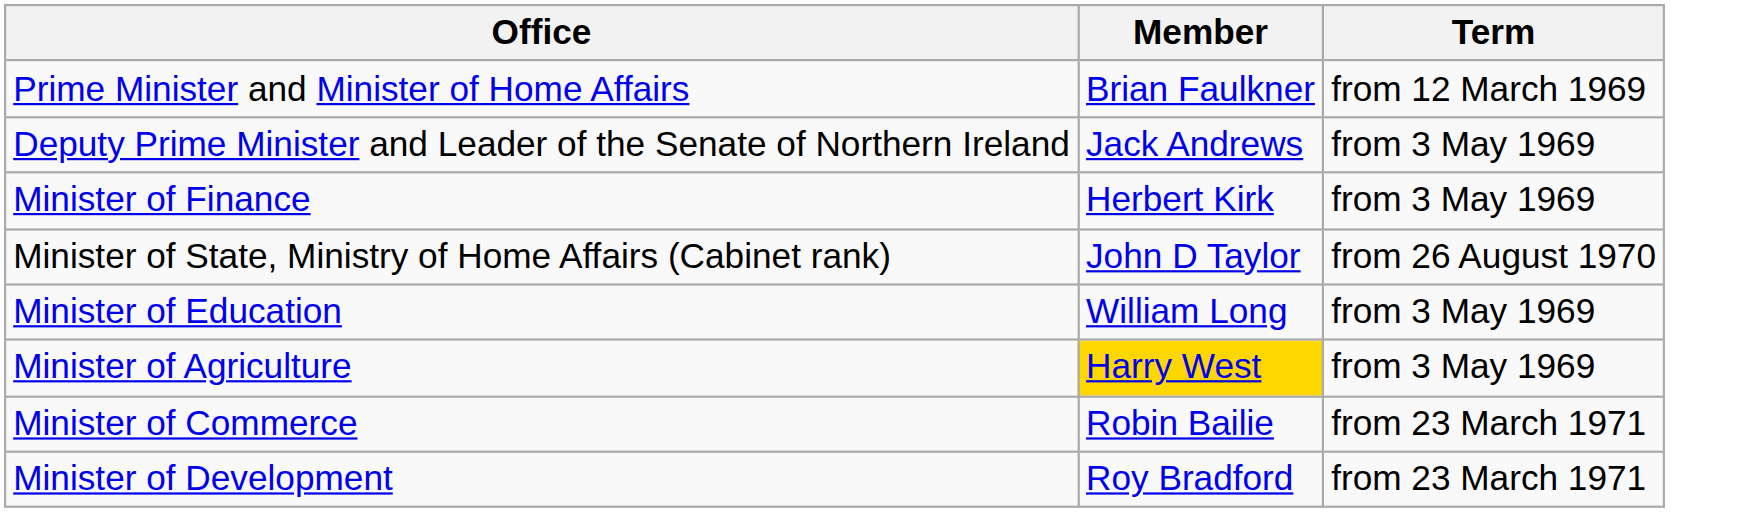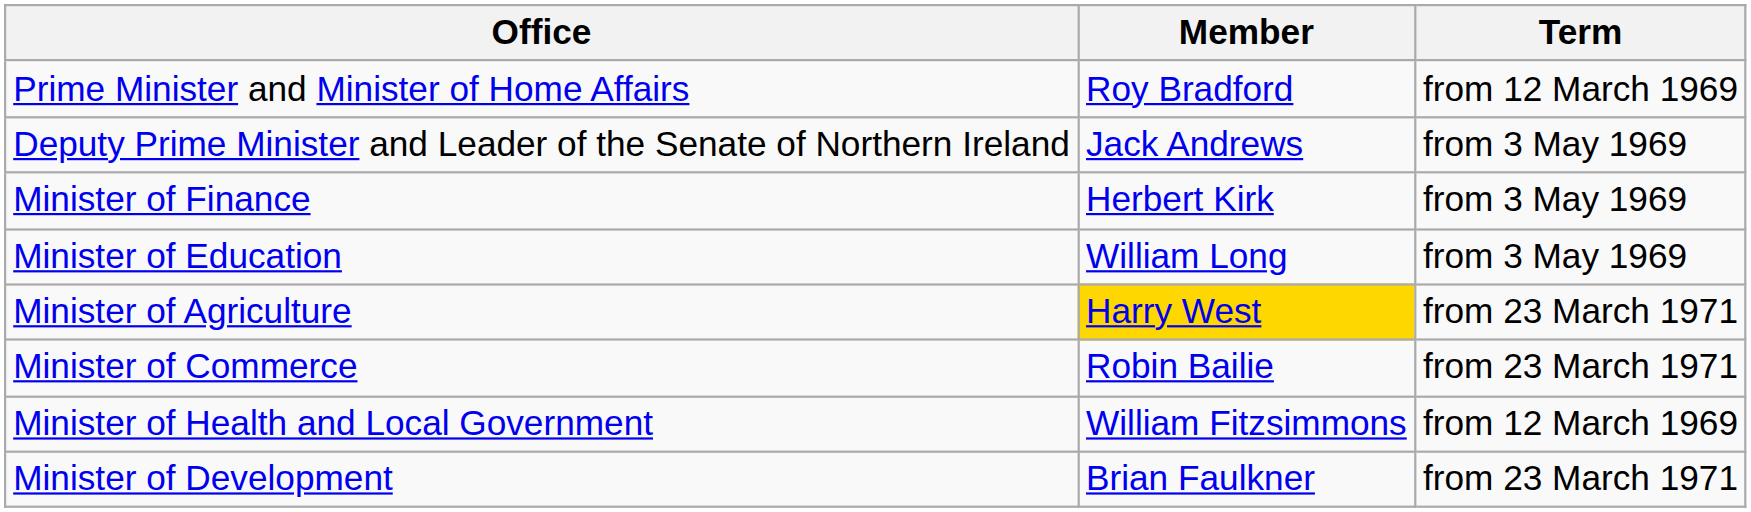(1200, 88) Brian Faulkner -> (1190, 88) Roy Bradford
- row: (452, 255)
(1463, 367) from 3 May 1969 -> (1580, 311) from 23 March 1971
+ row: (333, 423)
(1190, 479) Roy Bradford -> (1200, 479) Brian Faulkner
